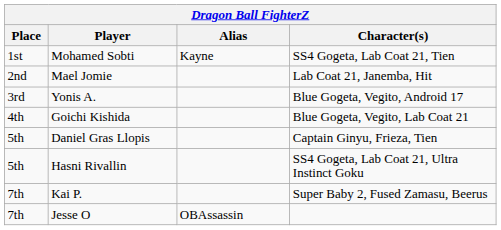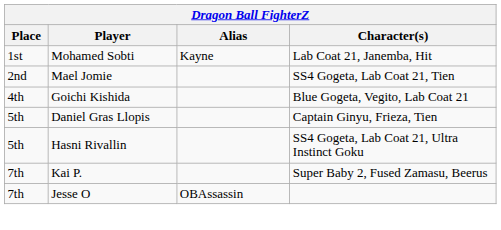(374, 55) SS4 Gogeta, Lab Coat 21, Tien -> (362, 55) Lab Coat 21, Janemba, Hit
(362, 76) Lab Coat 21, Janemba, Hit -> (374, 76) SS4 Gogeta, Lab Coat 21, Tien
- row: (74, 96)
